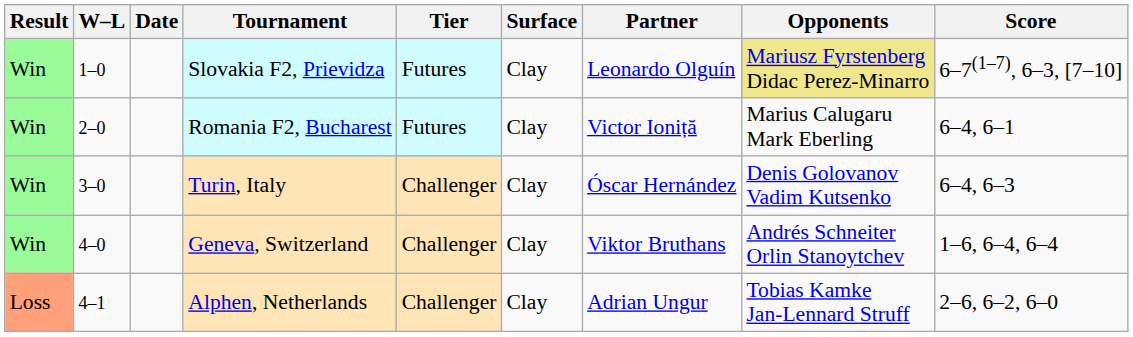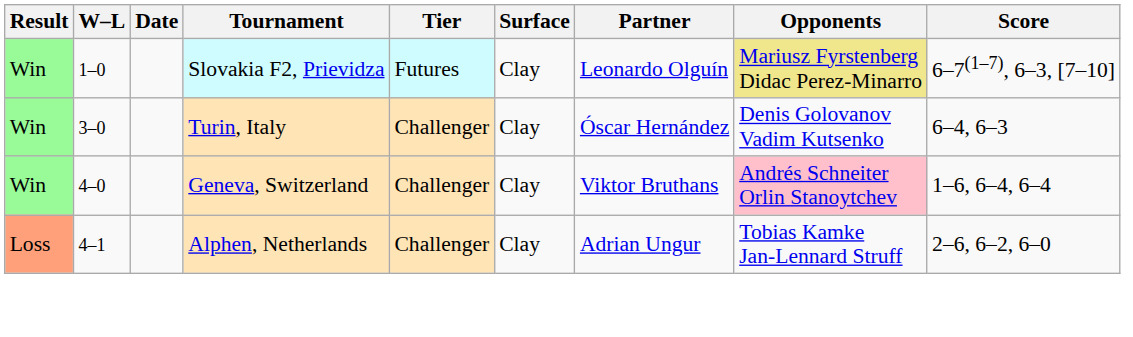- row: (290, 126)
(825, 243) no background -> (818, 185) pink background
